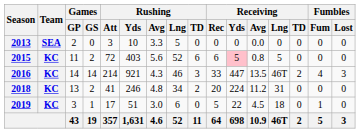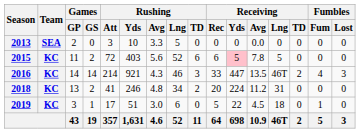(258, 58) 0.8 -> (258, 58) 7.8
